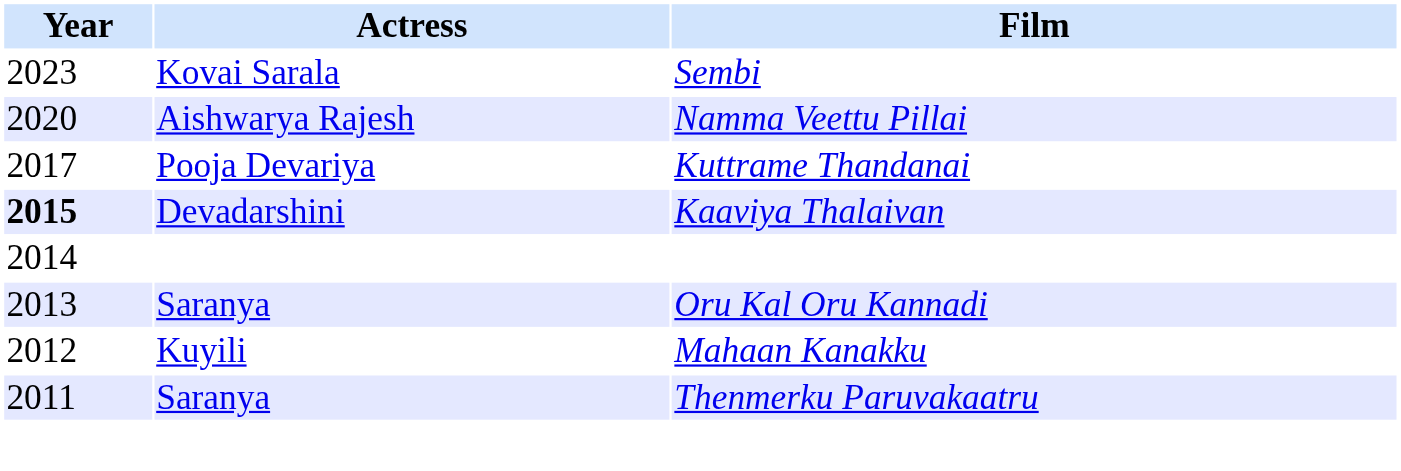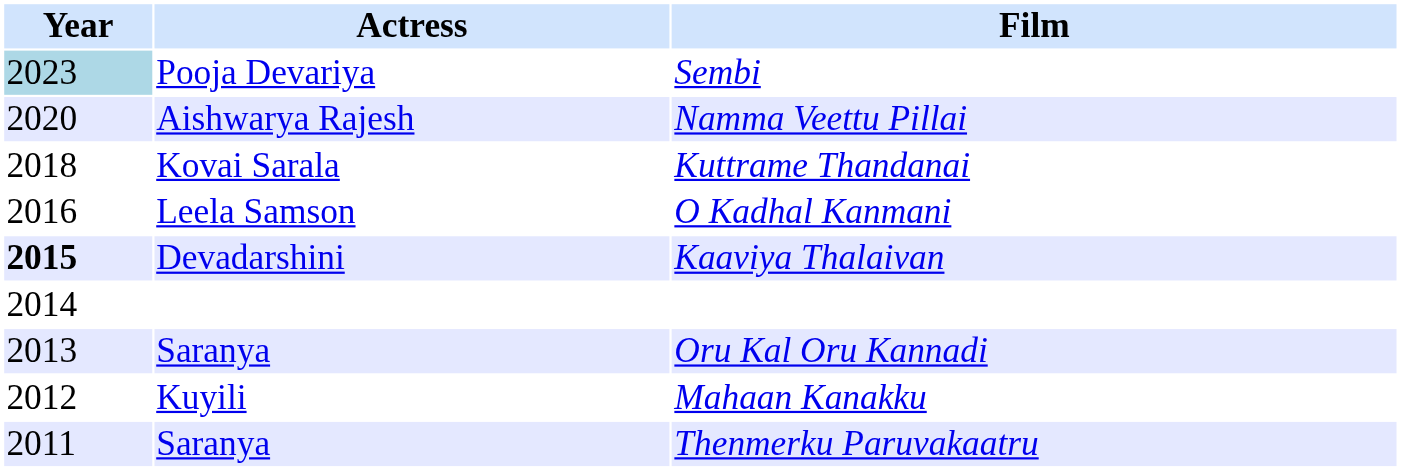(42, 72) no background -> (42, 72) lightblue background
(248, 72) Kovai Sarala -> (266, 72) Pooja Devariya
(42, 164) 2017 -> (42, 164) 2018
(266, 164) Pooja Devariya -> (248, 164) Kovai Sarala
+ row: (813, 211)
